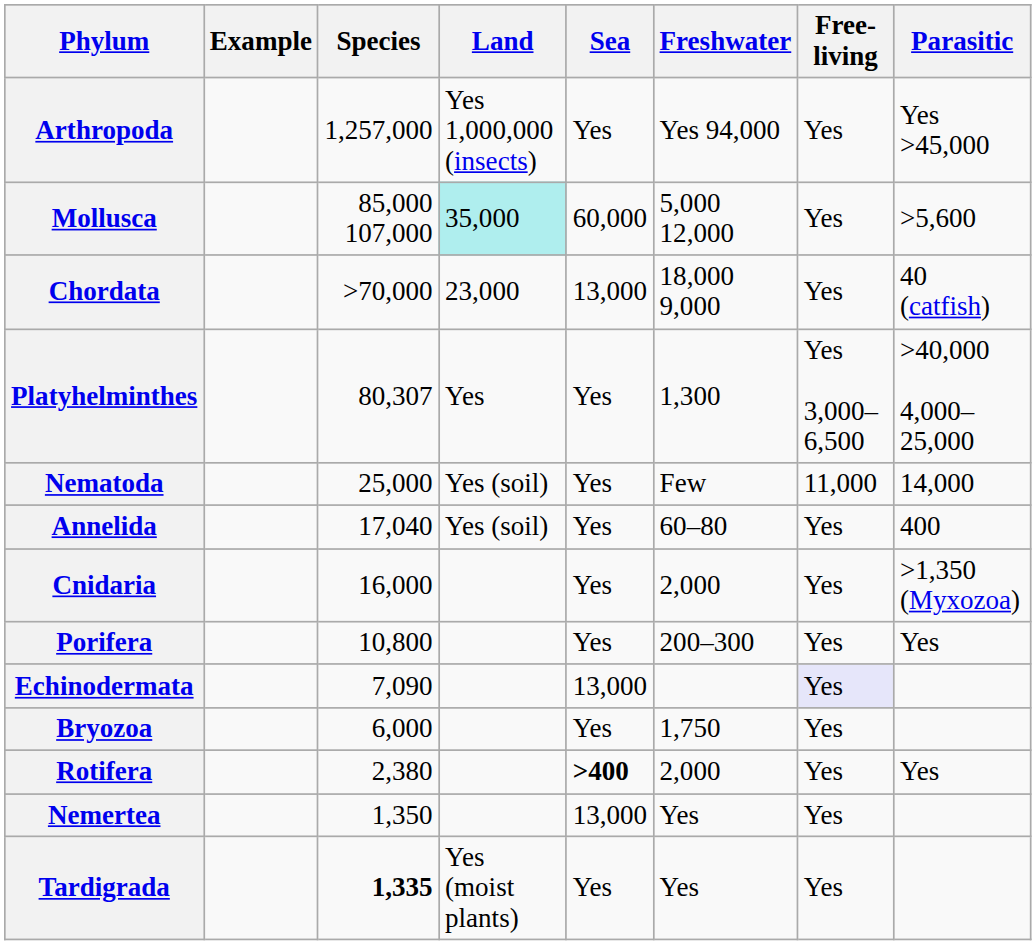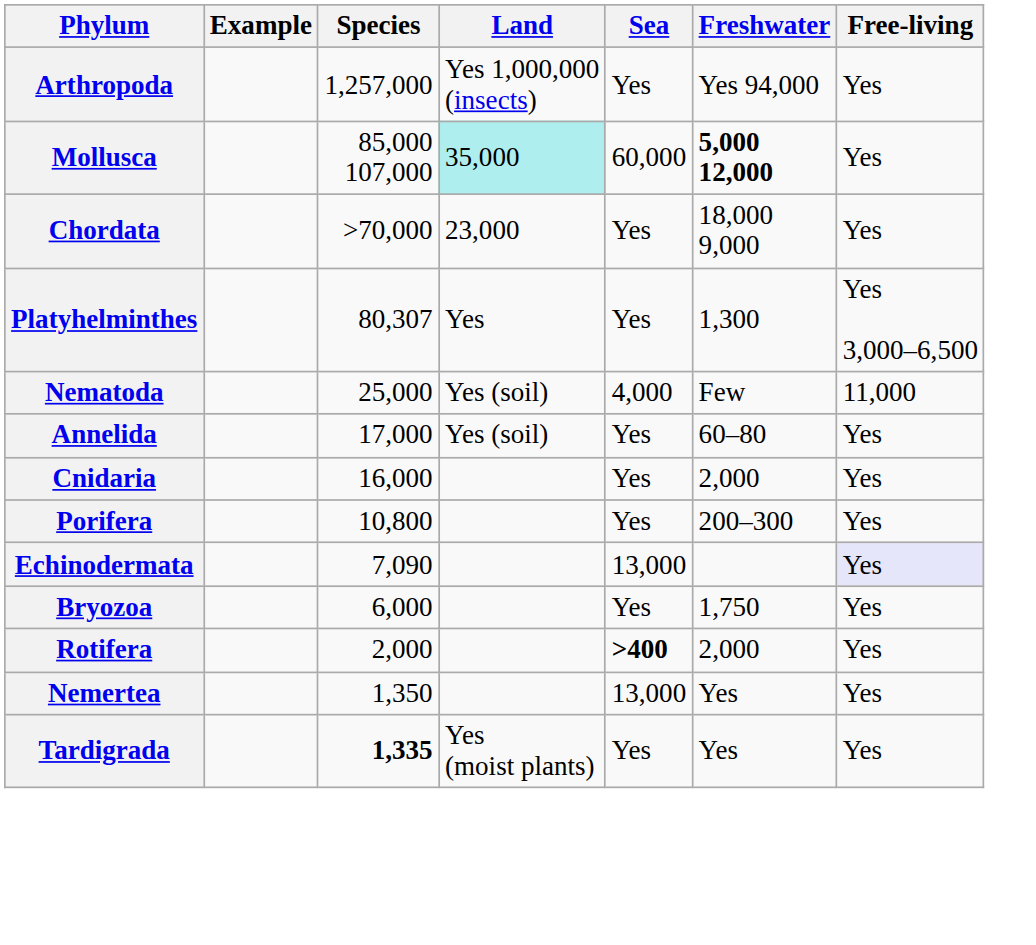- column: (962, 41)
(697, 218) normal -> (736, 157) bold
(610, 291) 13,000 -> (631, 230) Yes
(592, 483) Yes -> (642, 392) 4,000
(395, 526) 17,040 -> (395, 435) 17,000
(402, 771) 2,380 -> (402, 649) 2,000
